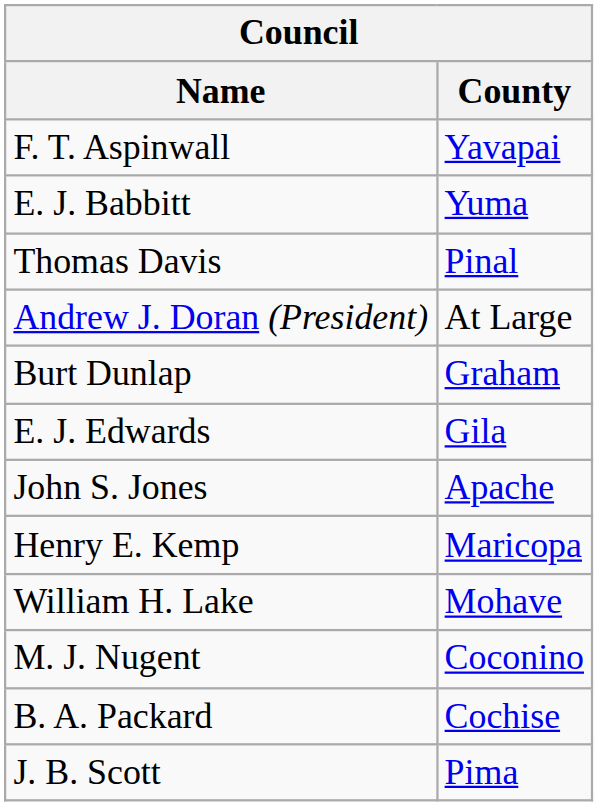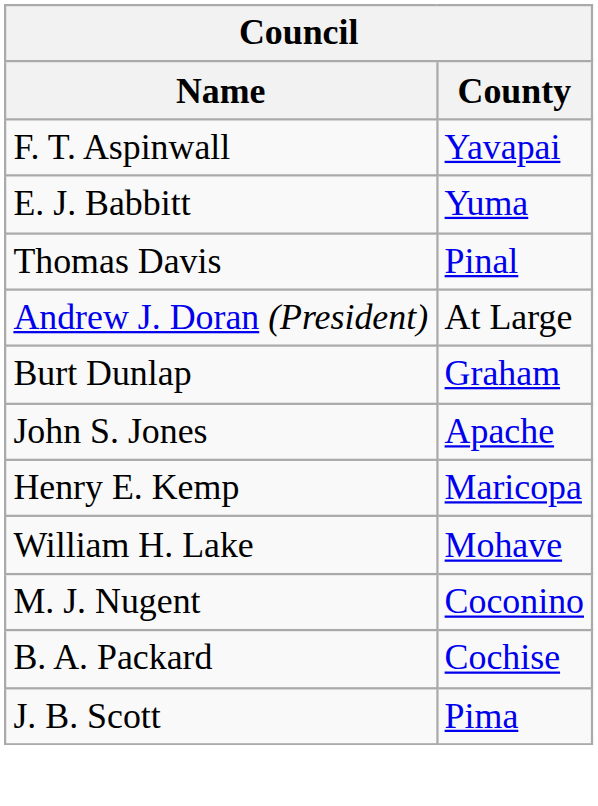- row: (112, 430)
